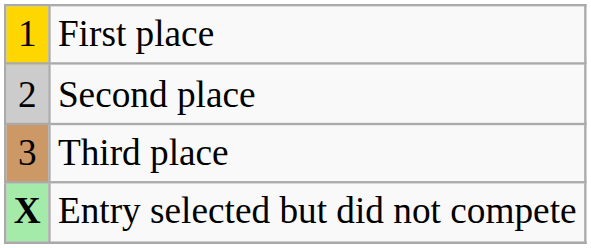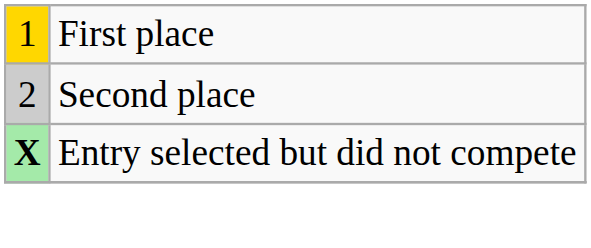- row: (143, 152)
